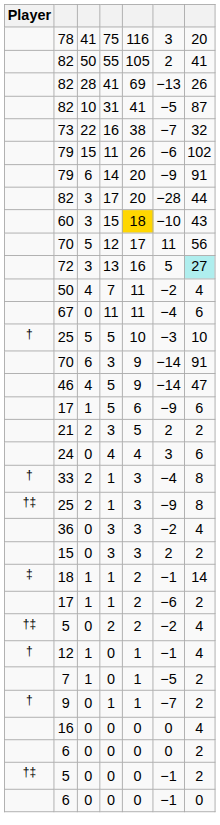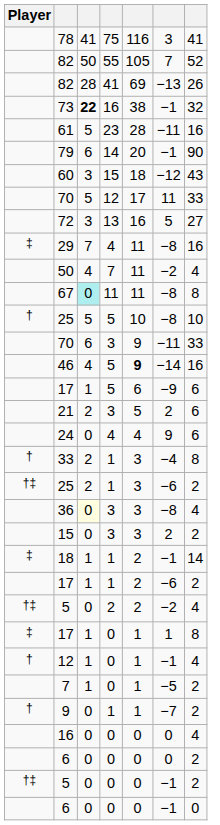(199, 38) 20 -> (195, 38) 41
(168, 61) 2 -> (168, 61) 7
(199, 61) 41 -> (195, 61) 52
- row: (66, 107)
(88, 130) normal -> (88, 107) bold
(168, 130) −7 -> (168, 107) −1
+ row: (66, 130)
- row: (66, 152)
(168, 175) −9 -> (168, 152) −1
(199, 175) 91 -> (195, 152) 90
- row: (66, 198)
(138, 221) gold background -> (138, 175) no background
(168, 221) −10 -> (168, 175) −12
(199, 244) 56 -> (195, 198) 33
(199, 267) paleturquoise background -> (195, 221) no background
+ row: (66, 246)
(88, 312) no background -> (88, 293) paleturquoise background
(168, 312) −4 -> (168, 293) −8
(199, 312) 6 -> (195, 293) 8
(168, 337) −3 -> (168, 318) −8
(168, 362) −14 -> (168, 343) −11
(199, 362) 91 -> (195, 343) 33
(138, 385) normal -> (138, 366) bold
(199, 385) 47 -> (195, 366) 16
(199, 430) 2 -> (195, 411) 6
(168, 453) 3 -> (168, 434) 9
(168, 505) −9 -> (168, 486) −6
(199, 505) 8 -> (195, 486) 2
(88, 530) no background -> (88, 511) lightyellow background
(168, 530) −2 -> (168, 511) −8
+ row: (66, 635)
